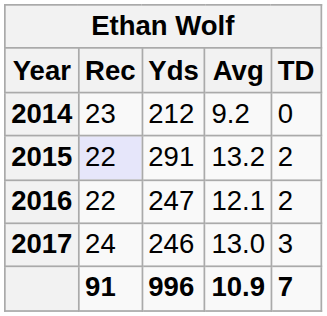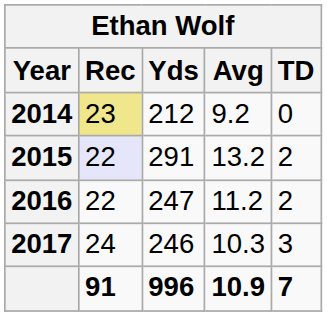(100, 113) no background -> (100, 113) khaki background
(238, 200) 12.1 -> (237, 200) 11.2
(238, 244) 13.0 -> (238, 244) 10.3
